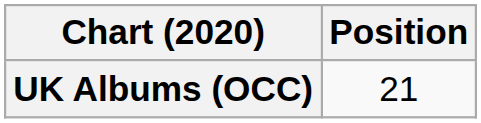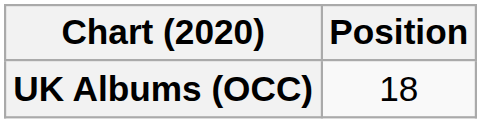(399, 88) 21 -> (399, 88) 18
